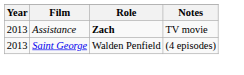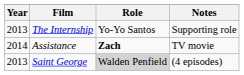+ row: (63, 29)
(17, 29) 2013 -> (17, 45) 2014
(126, 45) no background -> (132, 62) lightgrey background
